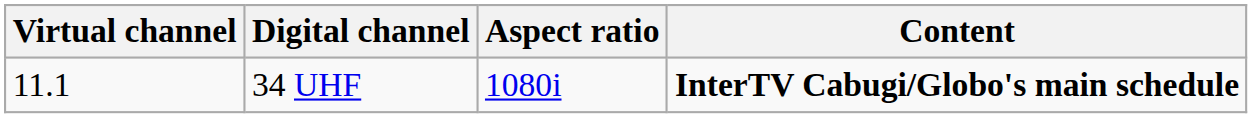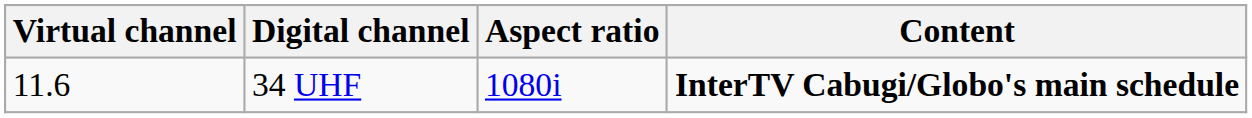(42, 84) 11.1 -> (42, 84) 11.6
